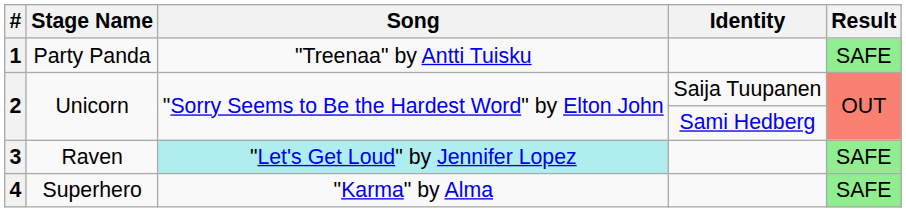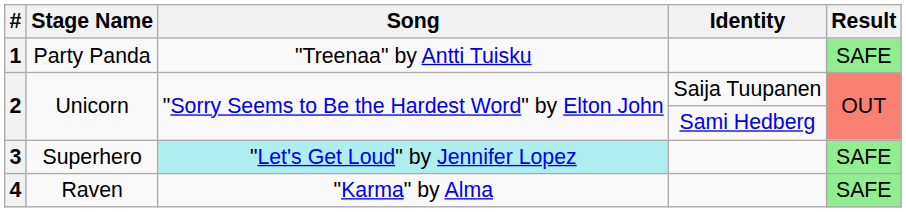(92, 156) Raven -> (92, 156) Superhero
(92, 190) Superhero -> (92, 190) Raven
